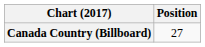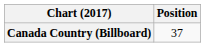(177, 32) 27 -> (177, 32) 37
